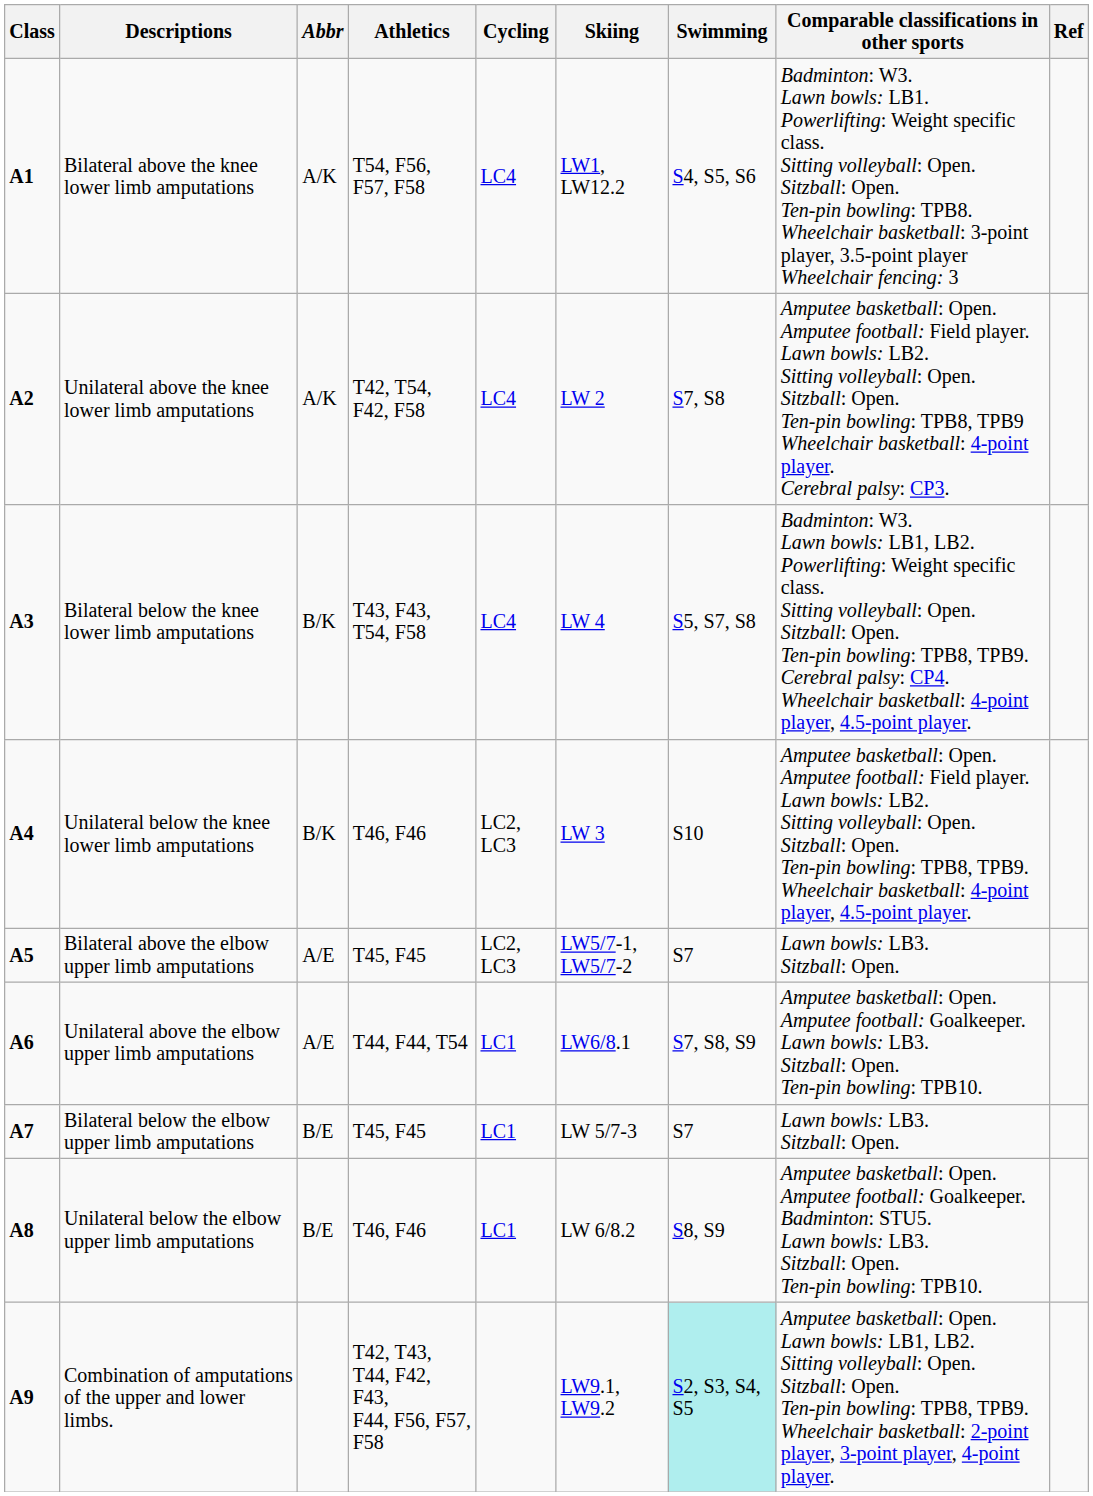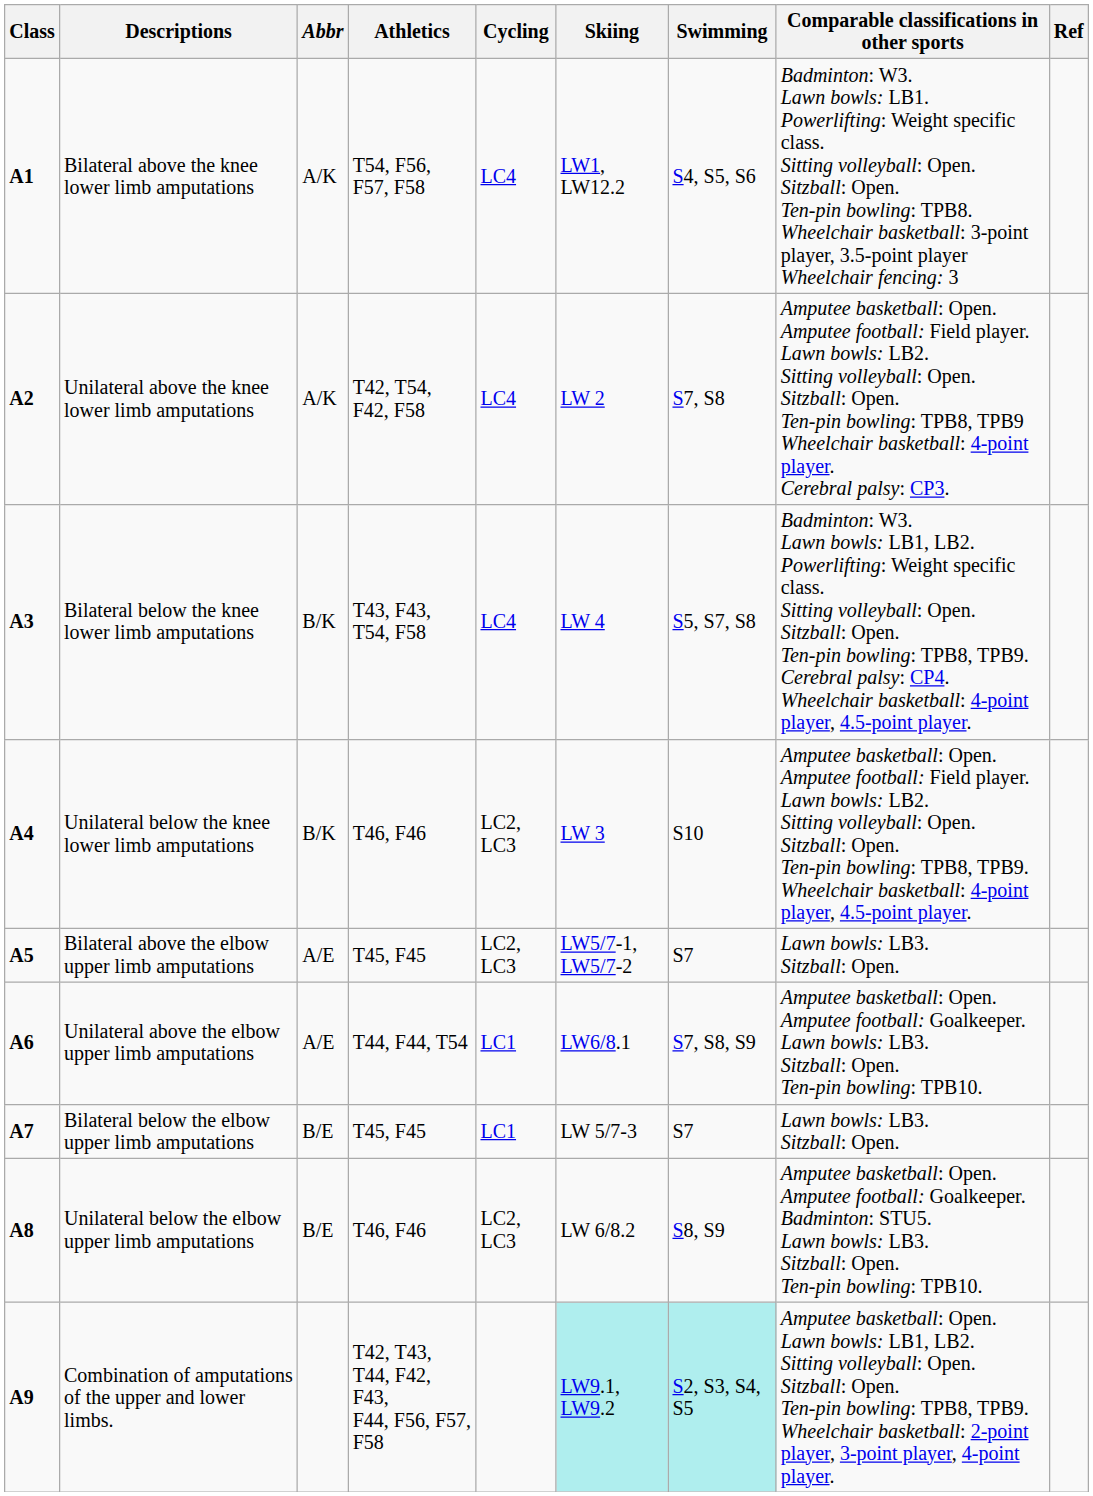(498, 1230) LC1 -> (501, 1230) LC2, LC3
(590, 1397) no background -> (590, 1397) paleturquoise background
